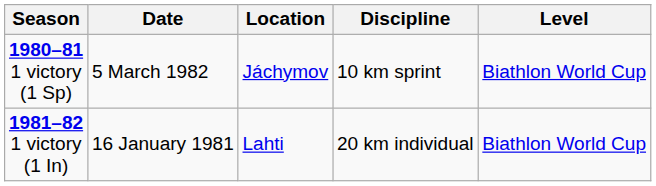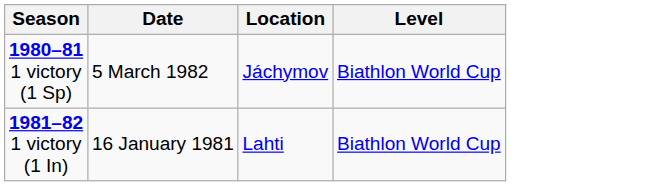- column: (405, 19)
